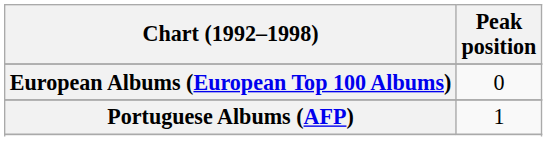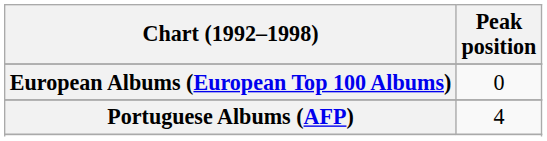(499, 116) 1 -> (499, 116) 4
